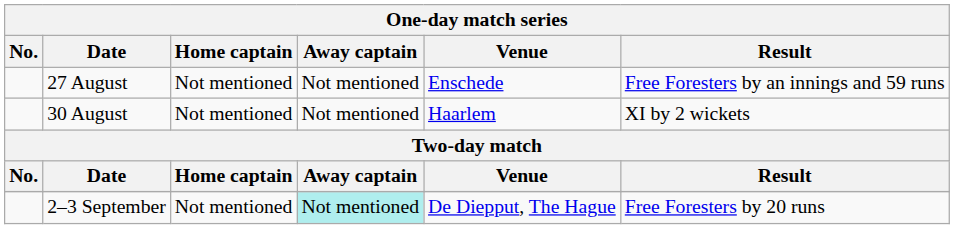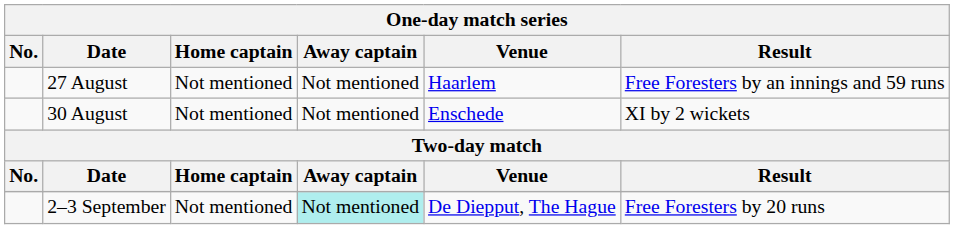(466, 82) Enschede -> (462, 82) Haarlem
(462, 113) Haarlem -> (466, 113) Enschede
